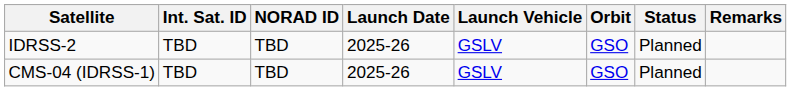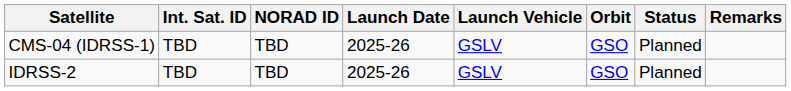rows swapped: (82, 72) <-> (42, 45)
